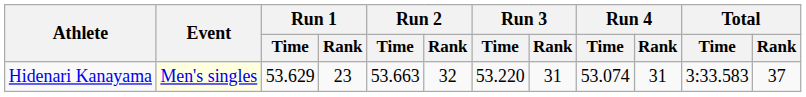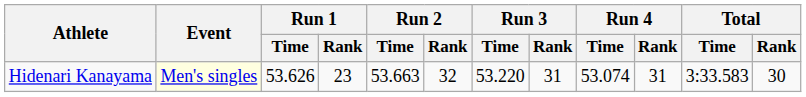(290, 76) 53.629 -> (290, 76) 53.626
(777, 76) 37 -> (777, 76) 30
